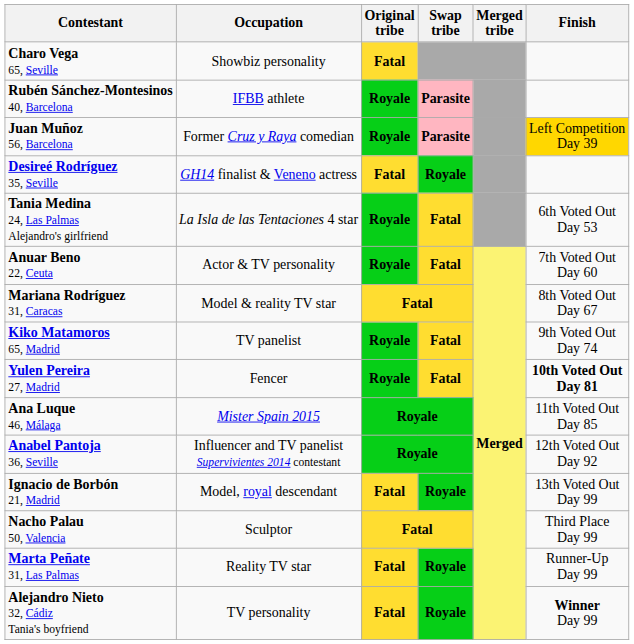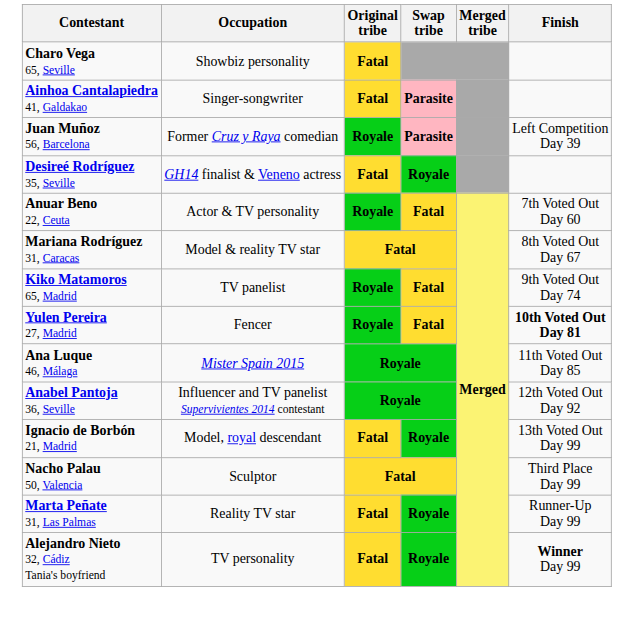- row: (91, 98)
+ row: (92, 98)
(577, 136) gold background -> (560, 136) no background
- row: (58, 219)
